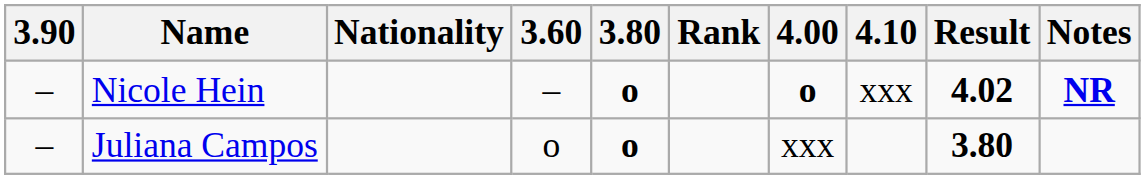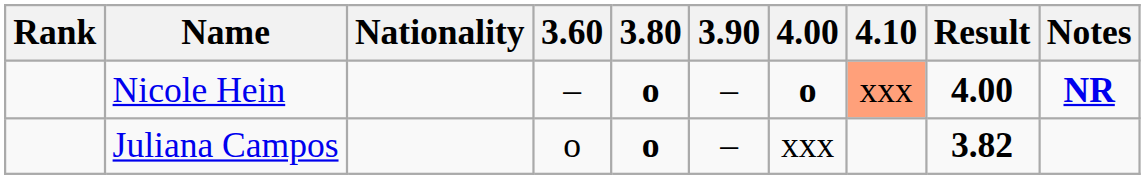columns swapped: (719, 32) <-> (44, 32)
(886, 88) no background -> (886, 88) lightsalmon background
(982, 88) 4.02 -> (982, 88) 4.00
(982, 145) 3.80 -> (982, 145) 3.82
